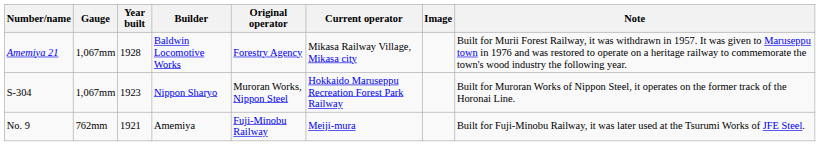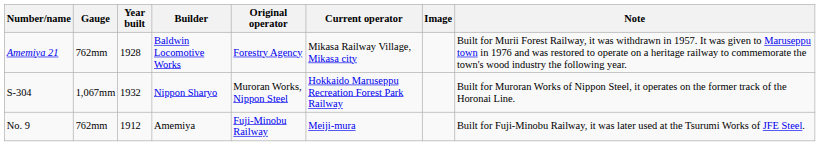(95, 52) 1,067mm -> (92, 52) 762mm
(130, 92) 1923 -> (130, 92) 1932
(130, 126) 1921 -> (130, 126) 1912
